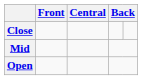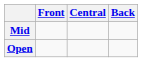- row: (20, 30)
